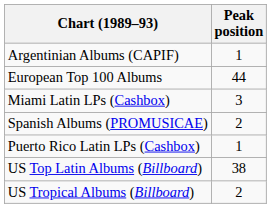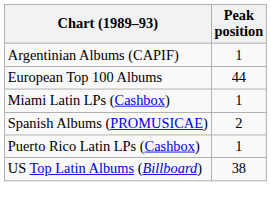(239, 100) 3 -> (239, 100) 1
- row: (101, 191)
